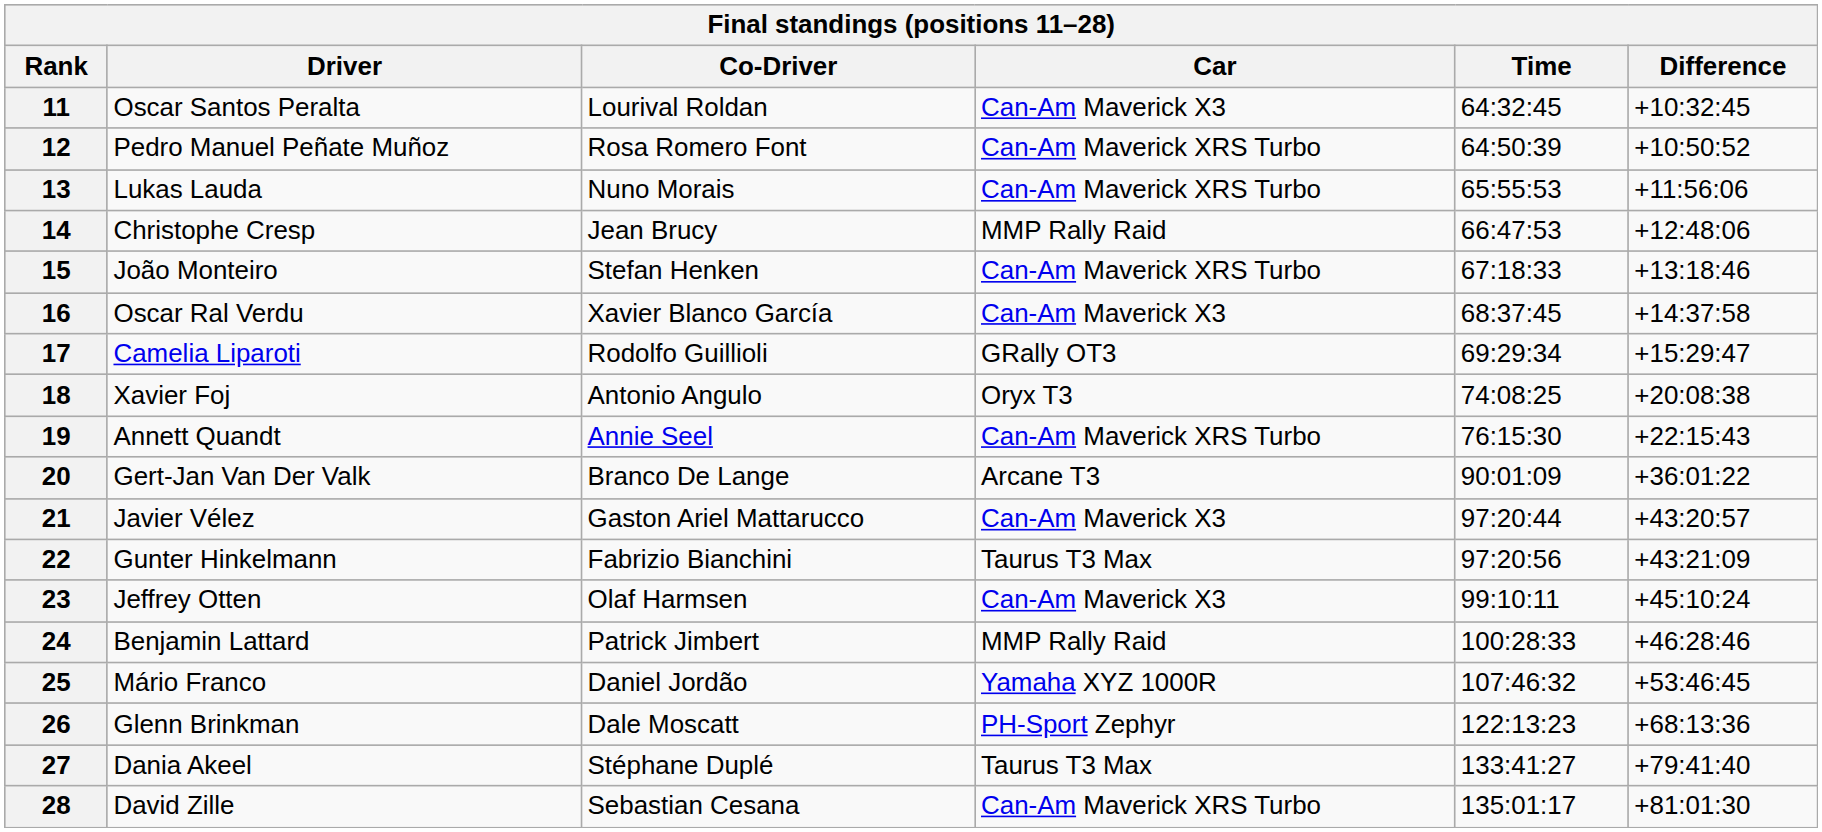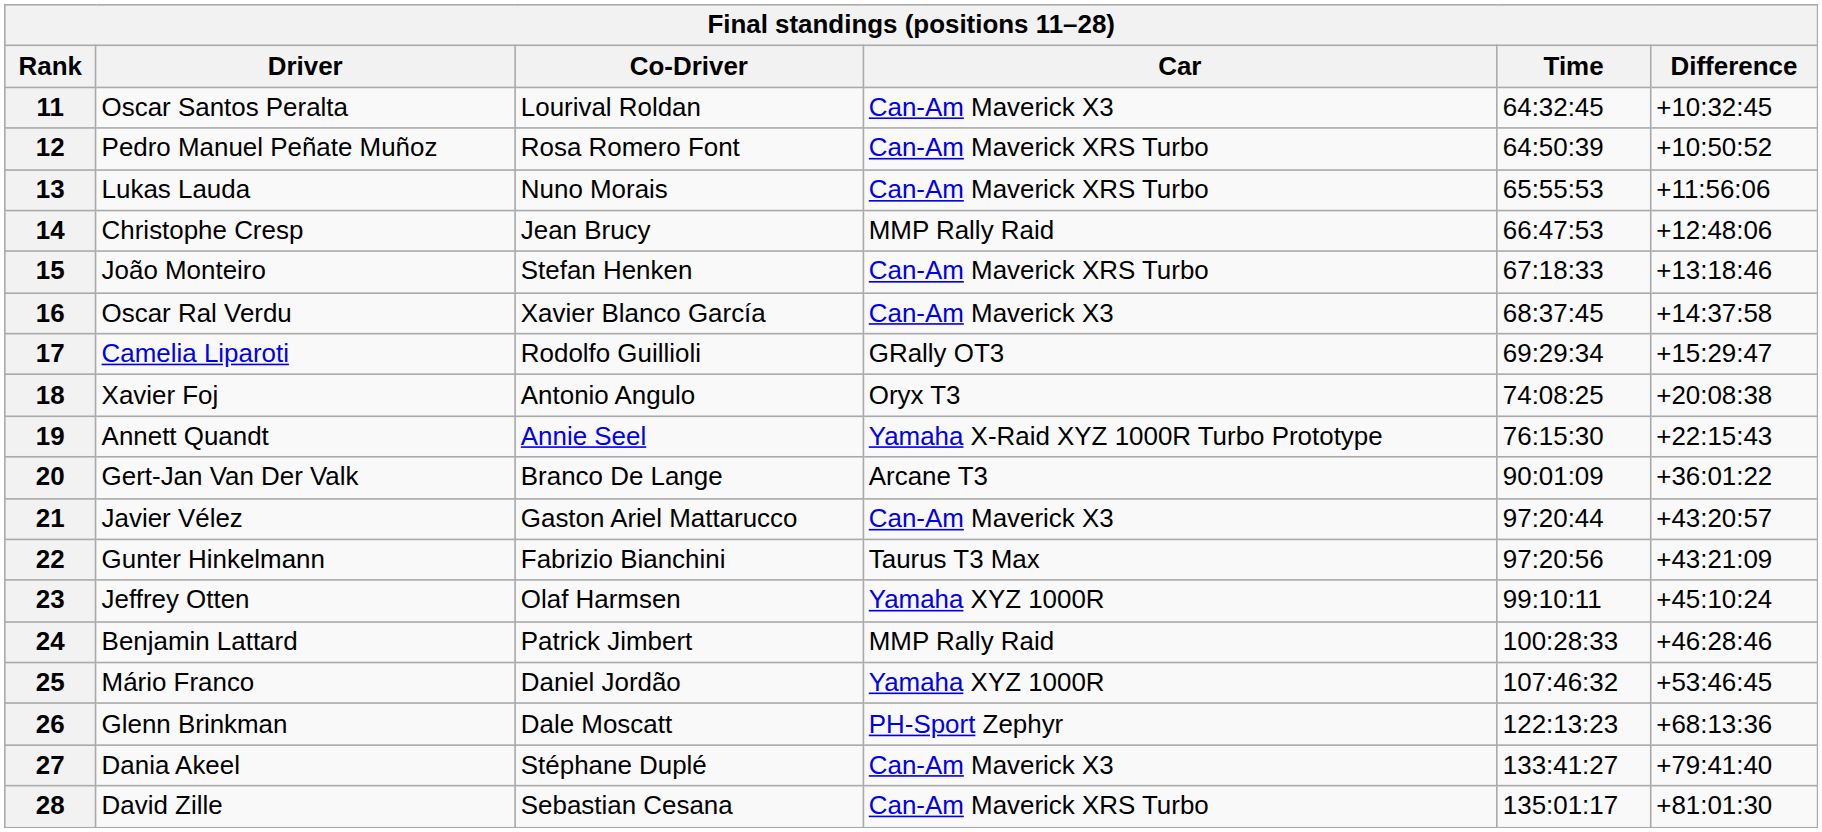(1151, 436) Can-Am Maverick XRS Turbo -> (1126, 436) Yamaha X-Raid XYZ 1000R Turbo Prototype
(1103, 600) Can-Am Maverick X3 -> (987, 600) Yamaha XYZ 1000R
(1066, 764) Taurus T3 Max -> (991, 764) Can-Am Maverick X3
